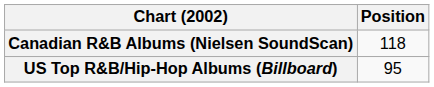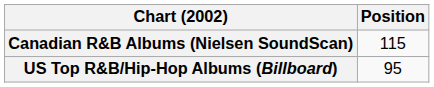(393, 43) 118 -> (393, 43) 115
